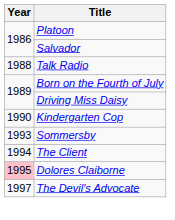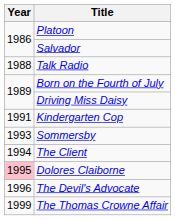(19, 118) 1990 -> (19, 118) 1991
(19, 188) 1997 -> (19, 188) 1996
+ row: (102, 205)
